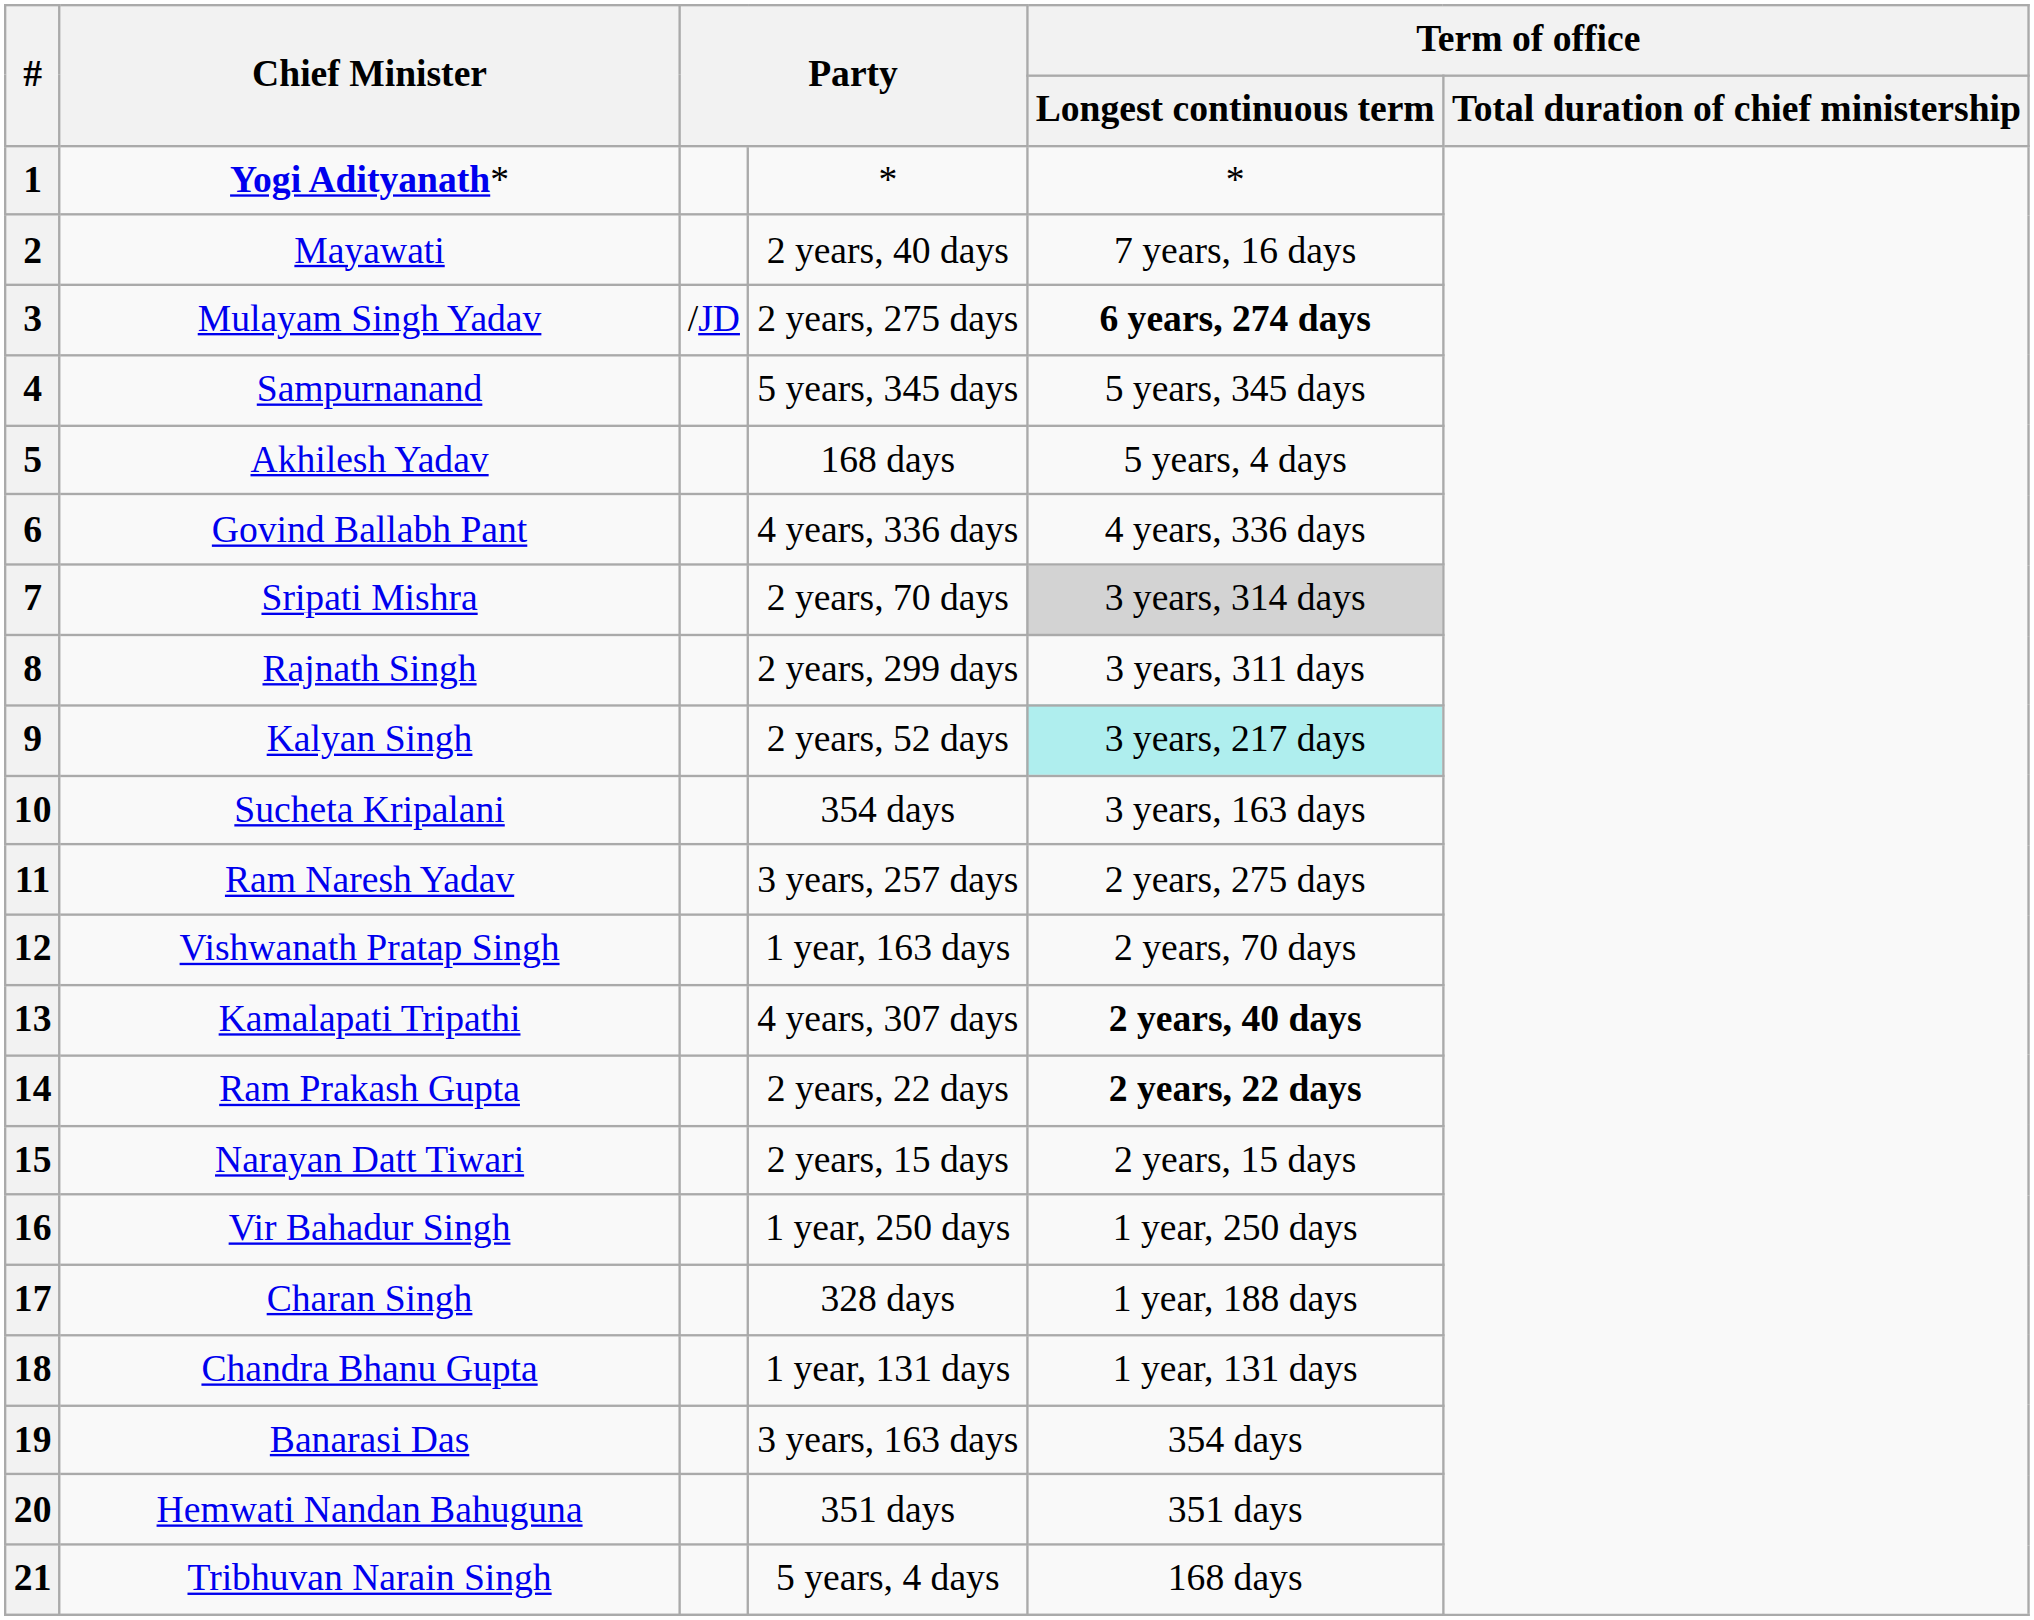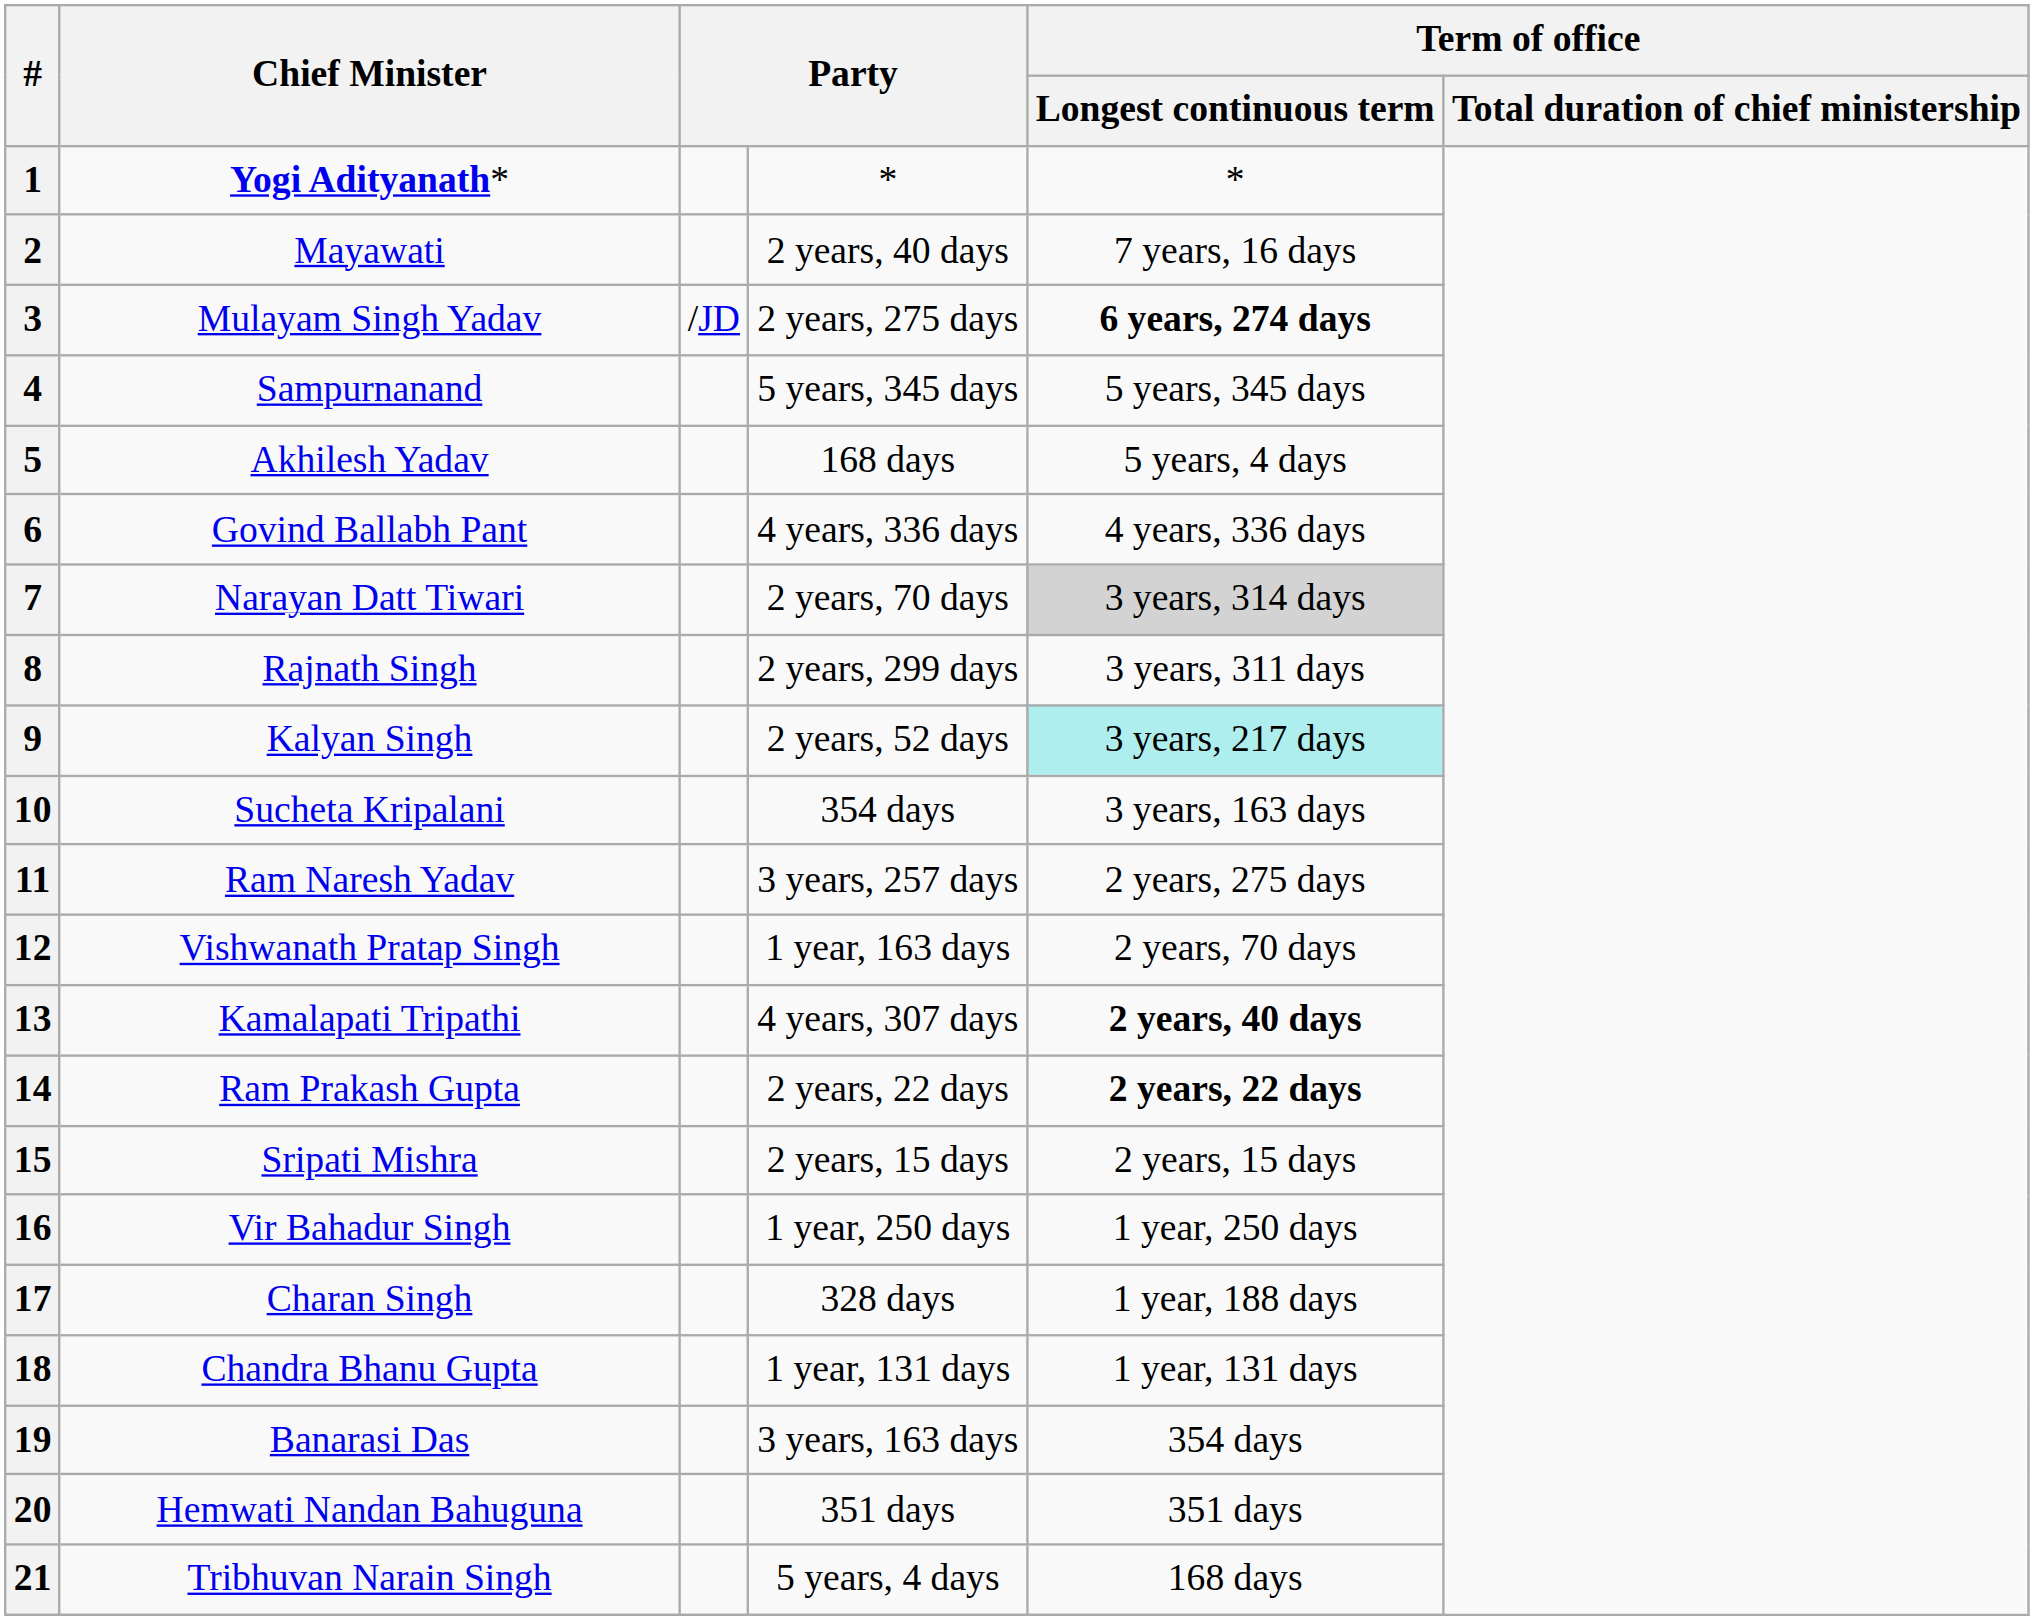(370, 598) Sripati Mishra -> (370, 598) Narayan Datt Tiwari
(370, 1158) Narayan Datt Tiwari -> (370, 1158) Sripati Mishra
